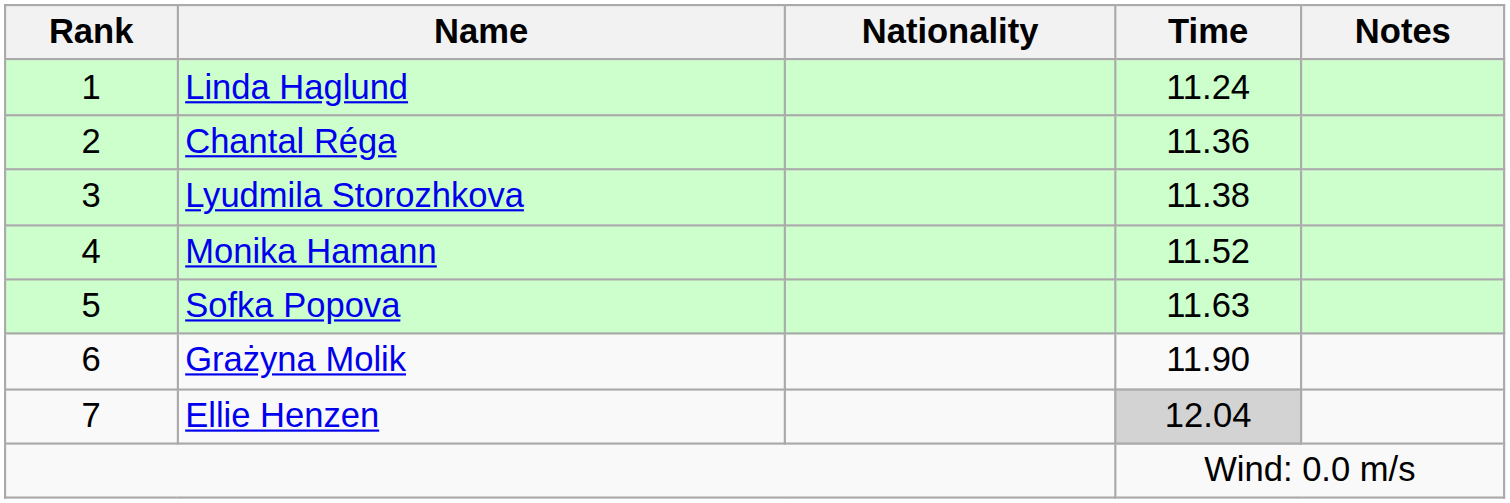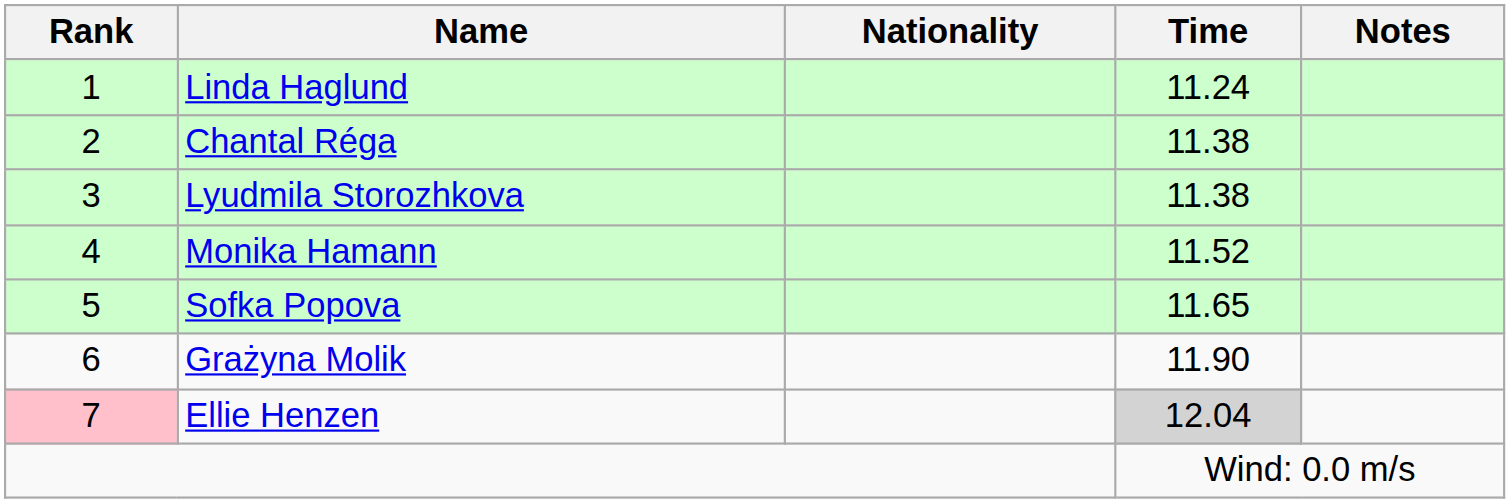(1208, 141) 11.36 -> (1208, 141) 11.38
(1208, 305) 11.63 -> (1208, 305) 11.65
(91, 415) no background -> (91, 415) pink background
